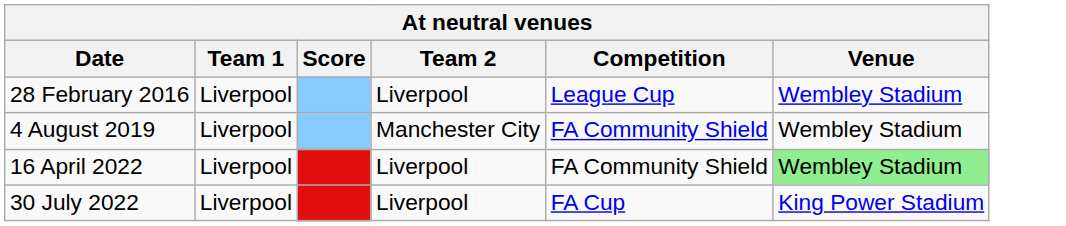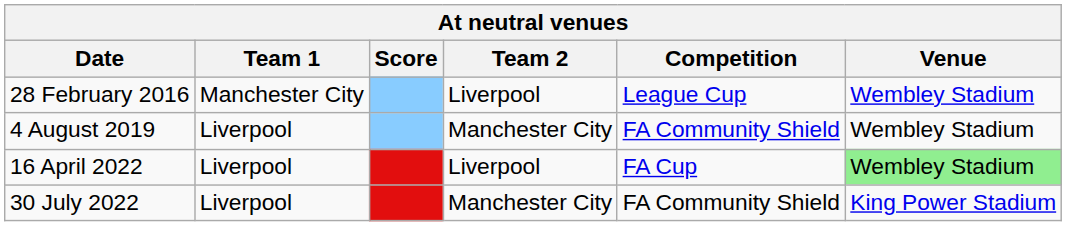(246, 94) Liverpool -> (282, 94) Manchester City
(659, 166) FA Community Shield -> (660, 166) FA Cup
(422, 202) Liverpool -> (530, 202) Manchester City
(588, 202) FA Cup -> (731, 202) FA Community Shield
